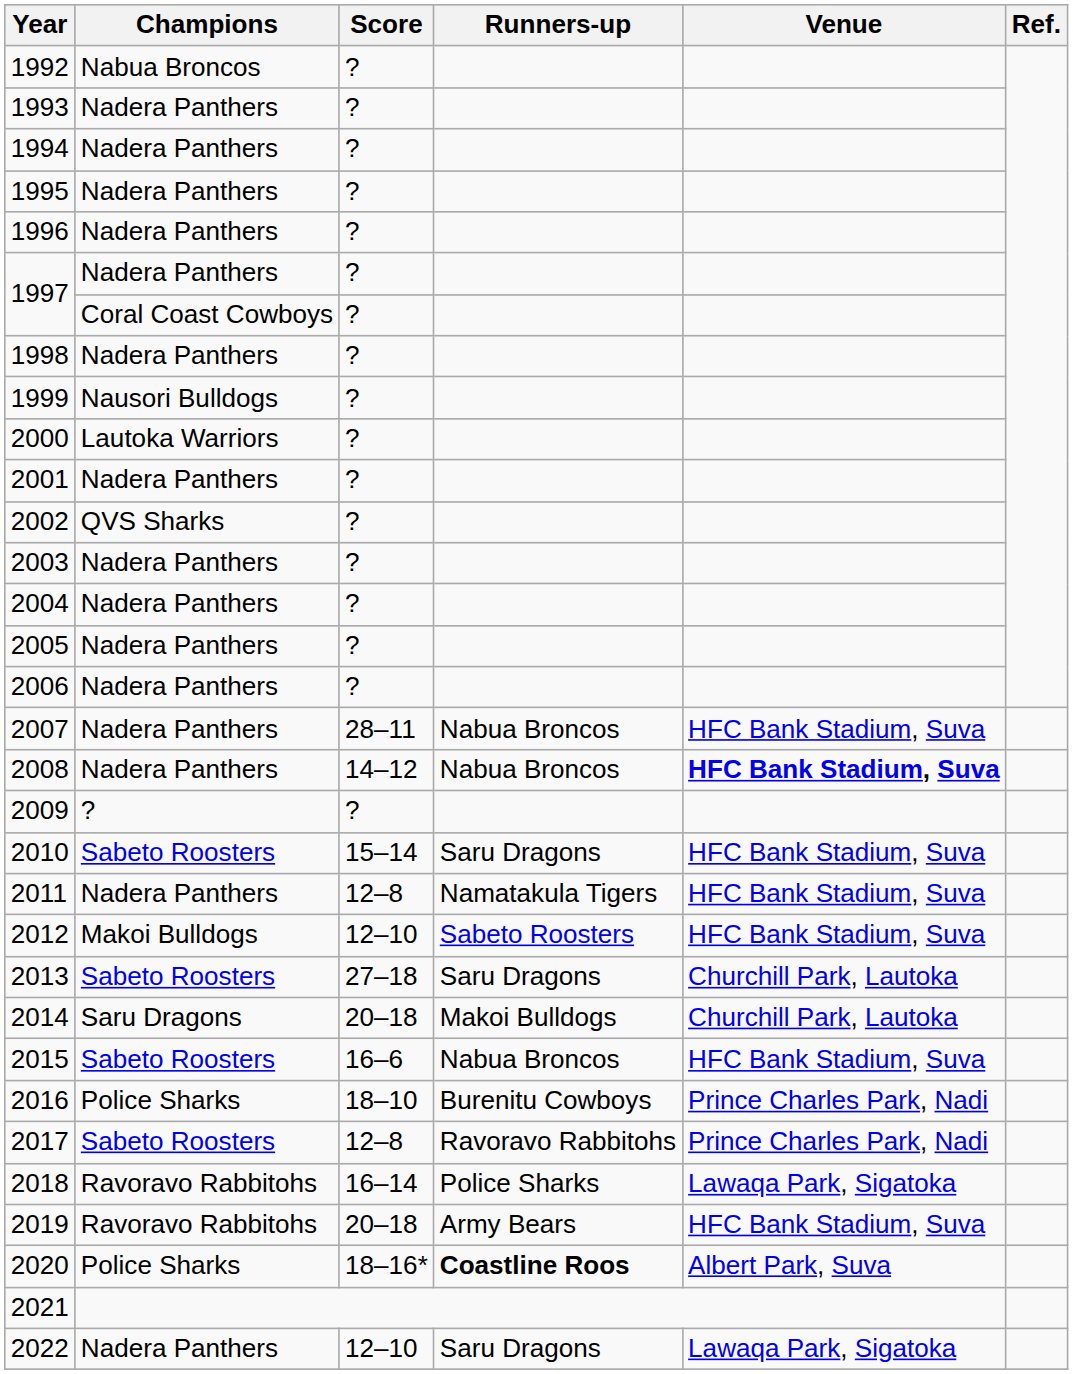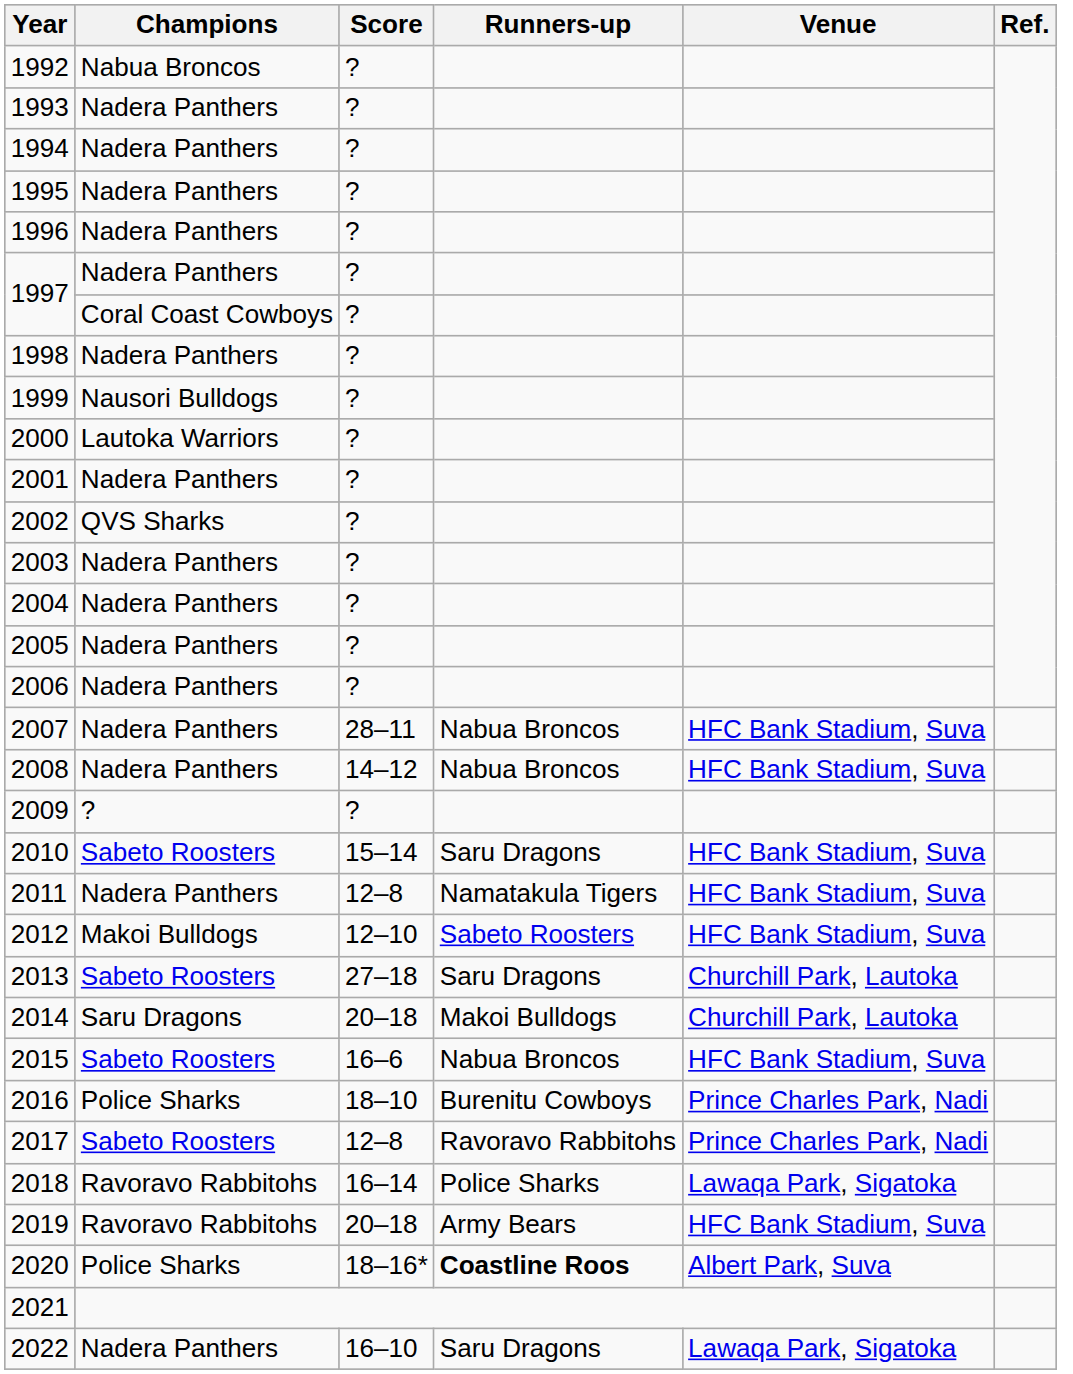(844, 769) bold -> (837, 769) normal
(381, 1348) 12–10 -> (381, 1348) 16–10
